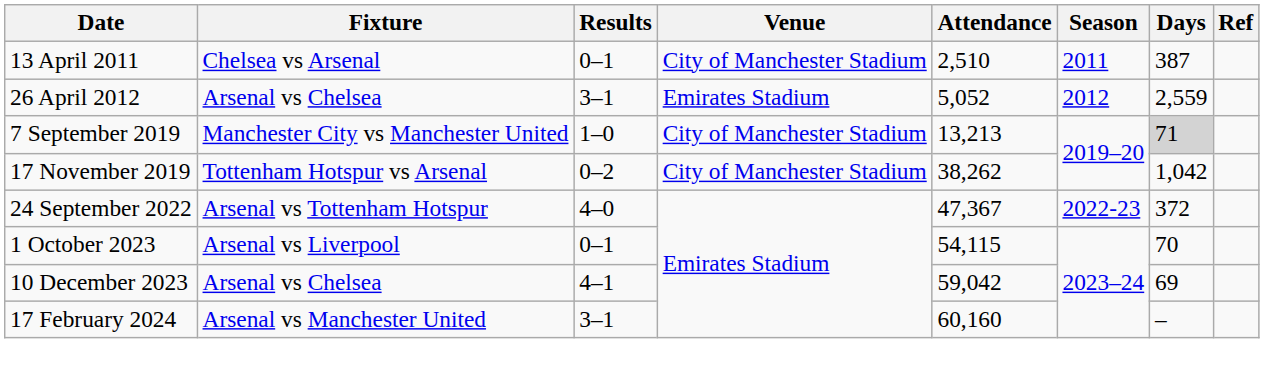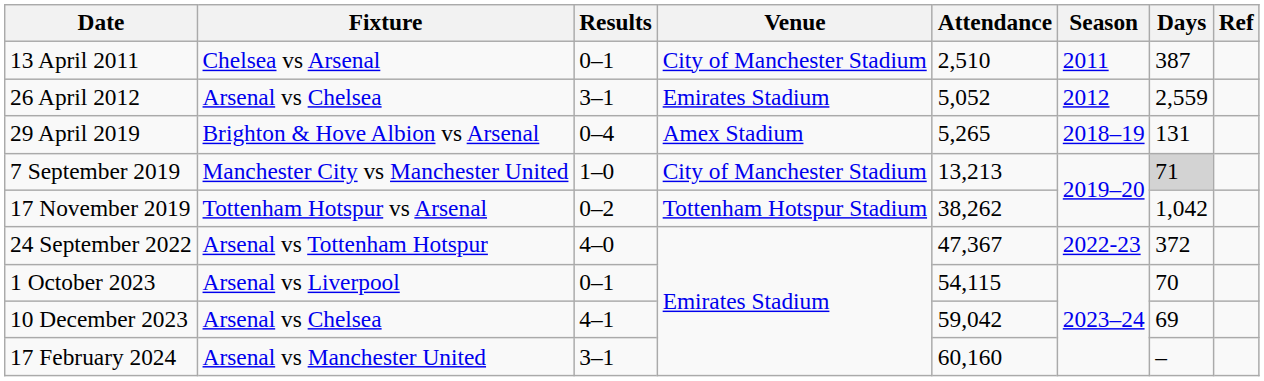+ row: (75, 134)
(795, 171) City of Manchester Stadium -> (795, 208) Tottenham Hotspur Stadium
